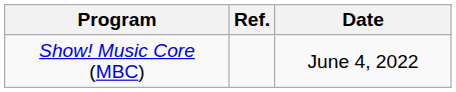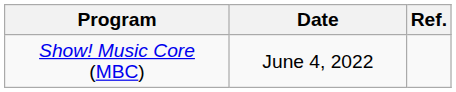columns swapped: (363, 19) <-> (252, 19)
